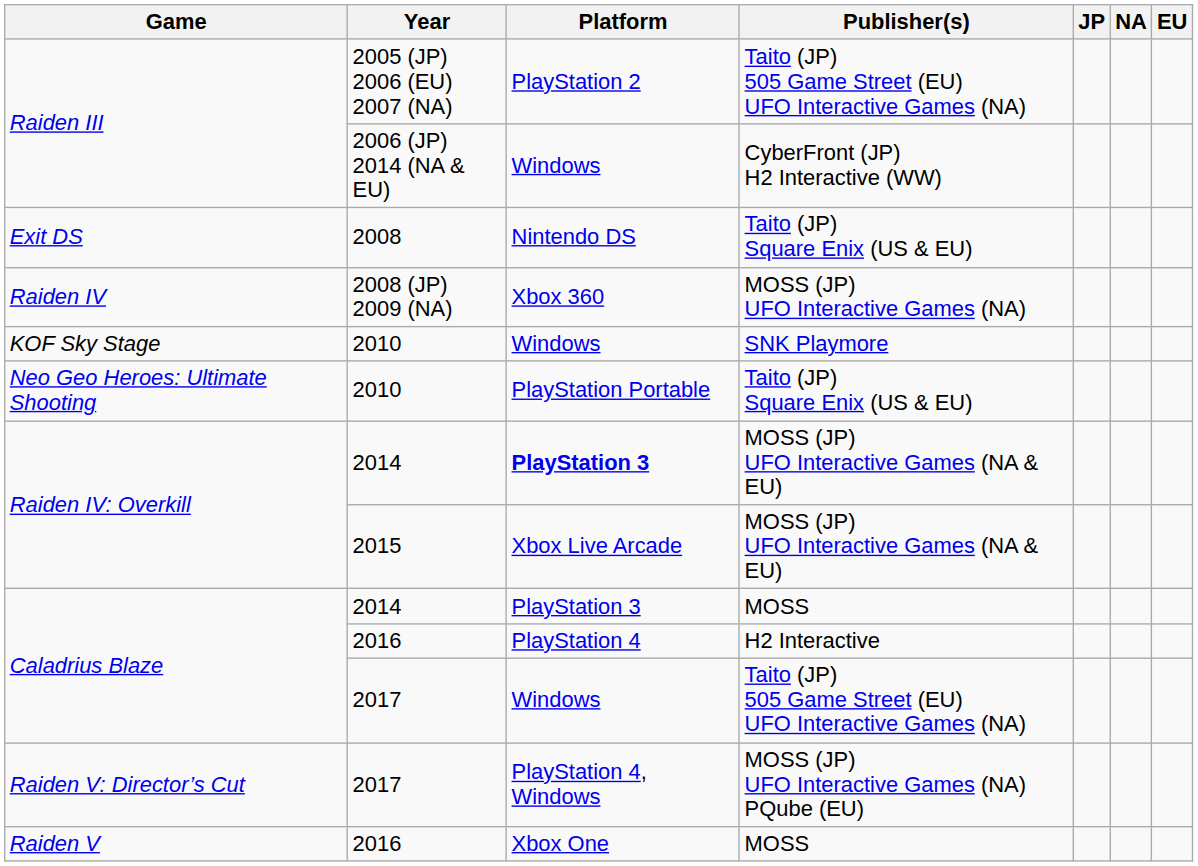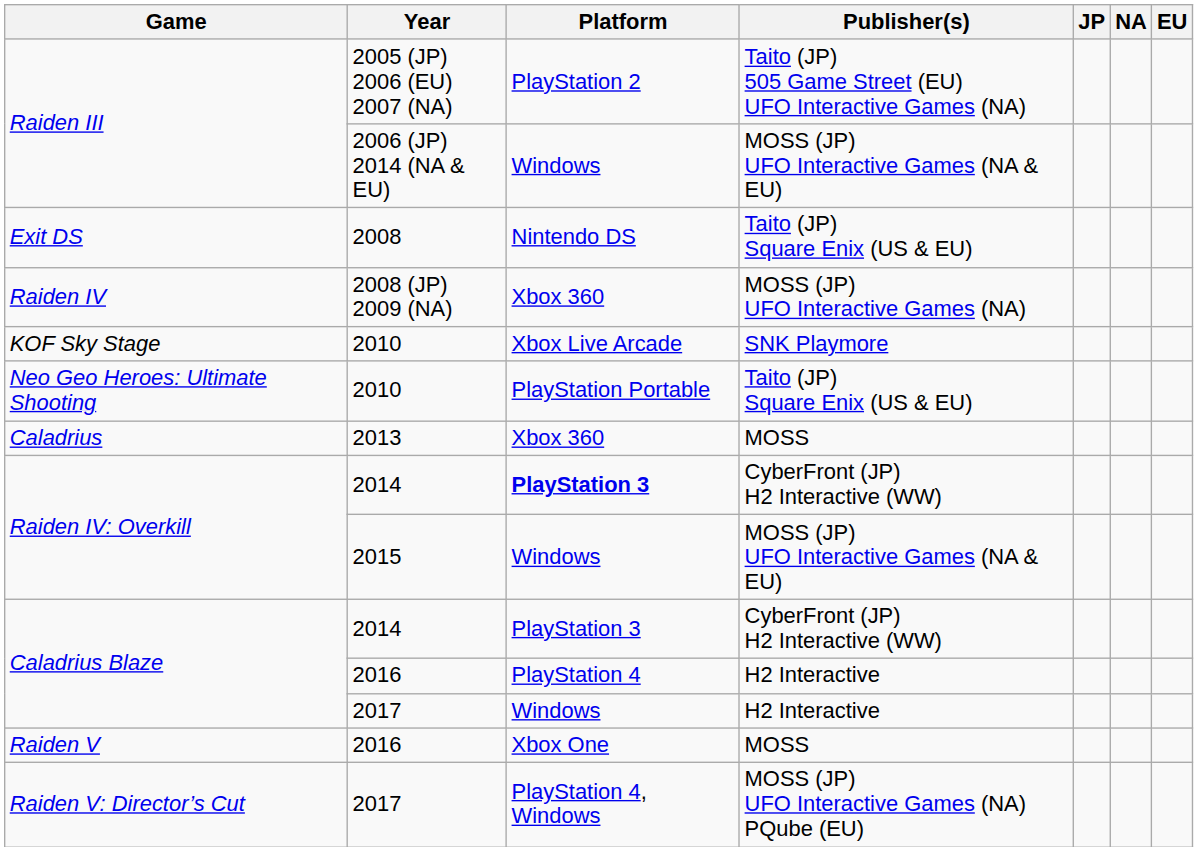(843, 165) CyberFront (JP) H2 Interactive (WW) -> (891, 165) MOSS (JP) UFO Interactive Games (NA & EU)
(556, 343) Windows -> (597, 343) Xbox Live Arcade
+ row: (56, 437)
(891, 462) MOSS (JP) UFO Interactive Games (NA & EU) -> (843, 484) CyberFront (JP) H2 Interactive (WW)
(597, 546) Xbox Live Arcade -> (556, 556) Windows
(777, 606) MOSS -> (843, 628) CyberFront (JP) H2 Interactive (WW)
(885, 700) Taito (JP) 505 Game Street (EU) UFO Interactive Games (NA) -> (812, 710) H2 Interactive
rows swapped: (55, 843) <-> (127, 784)
